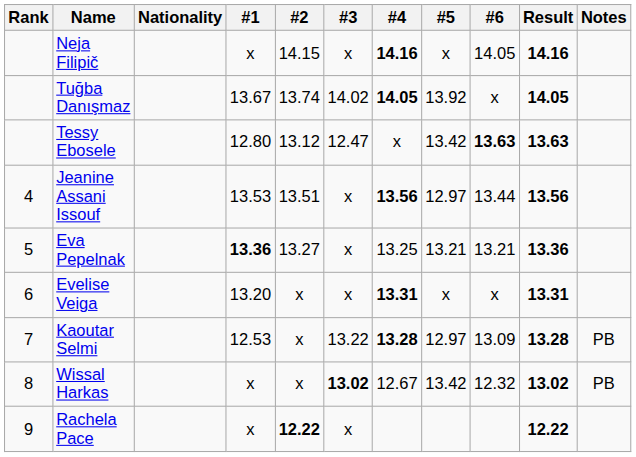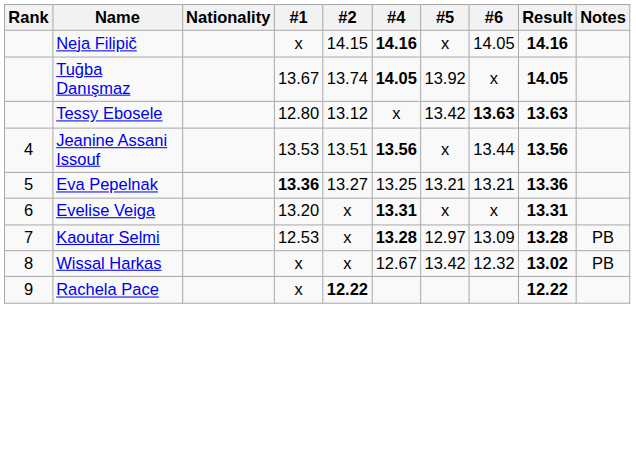- column: (348, 17)
(446, 196) 12.97 -> (445, 149) x
